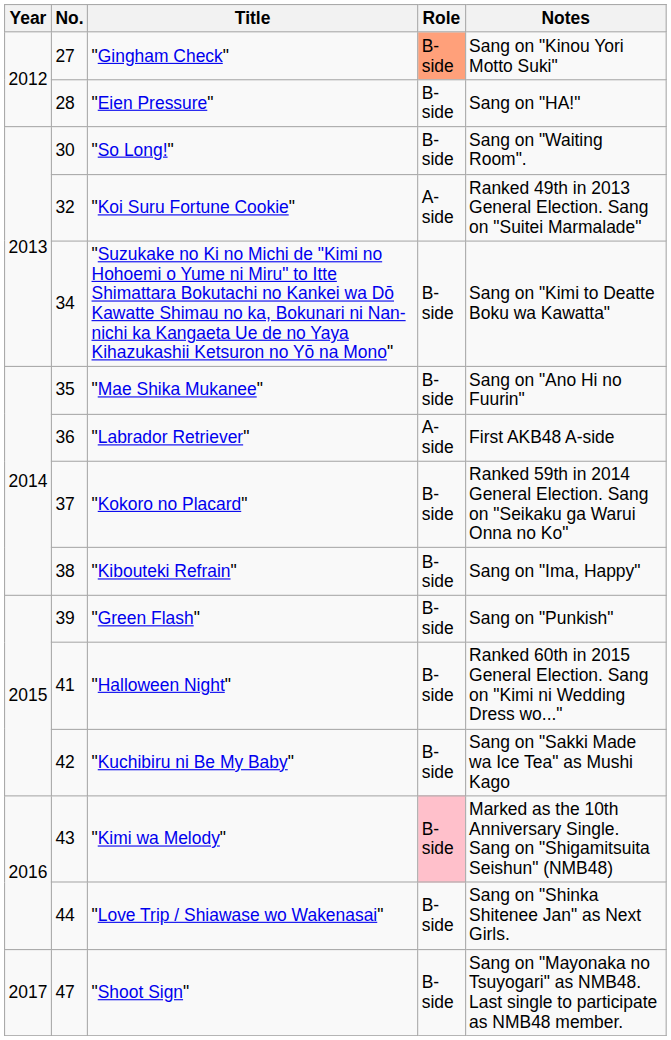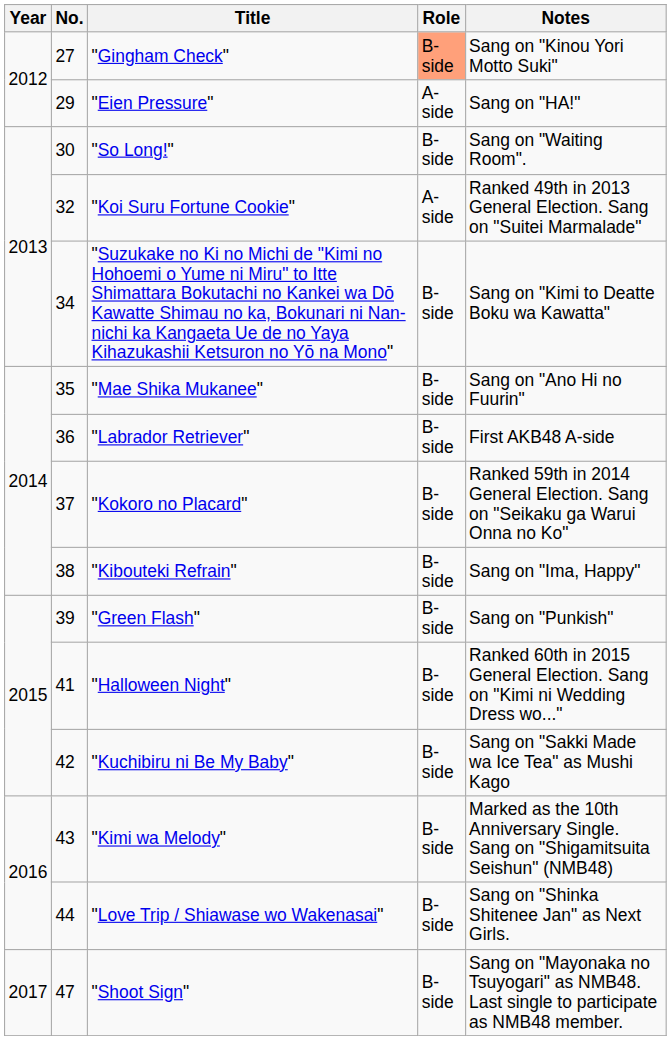(65, 103) 28 -> (65, 103) 29
(438, 103) B-side -> (438, 103) A-side
(438, 437) A-side -> (438, 437) B-side
(438, 838) pink background -> (438, 838) no background
